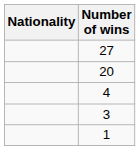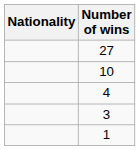- row: (107, 72)
+ row: (107, 72)
